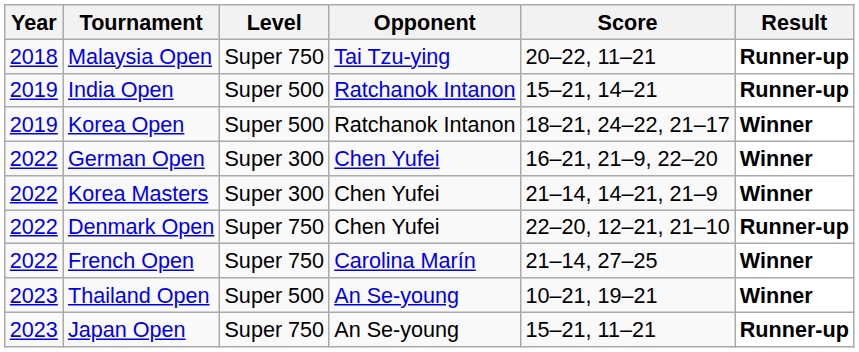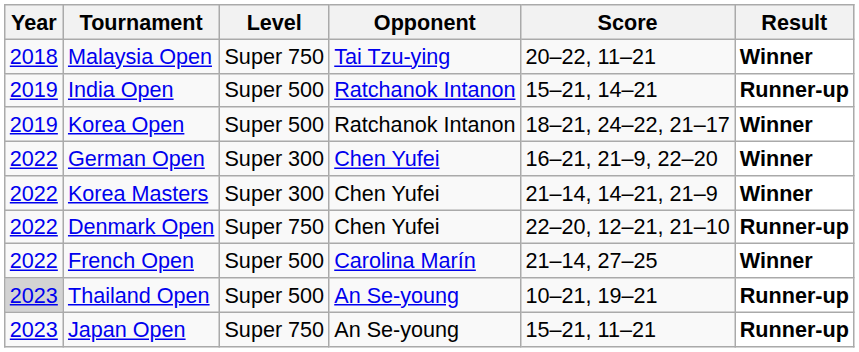(794, 56) Runner-up -> (776, 56) Winner
(274, 261) Super 750 -> (274, 261) Super 500
(34, 295) no background -> (34, 295) lightgrey background
(776, 295) Winner -> (794, 295) Runner-up
